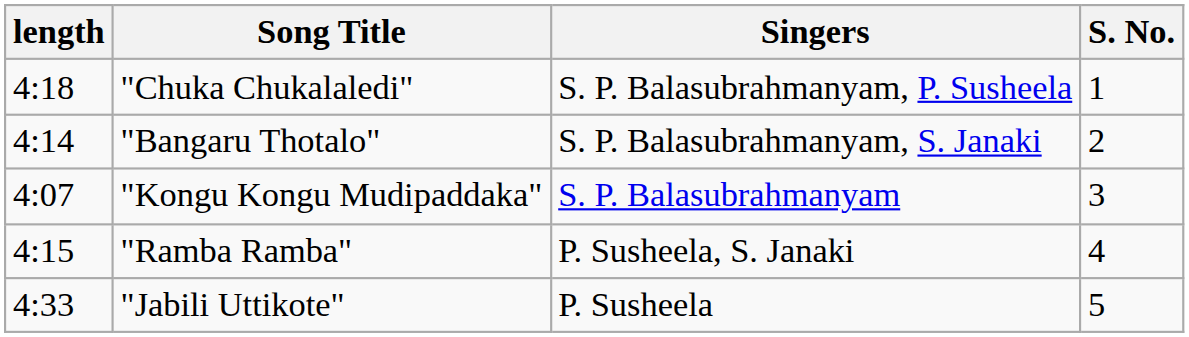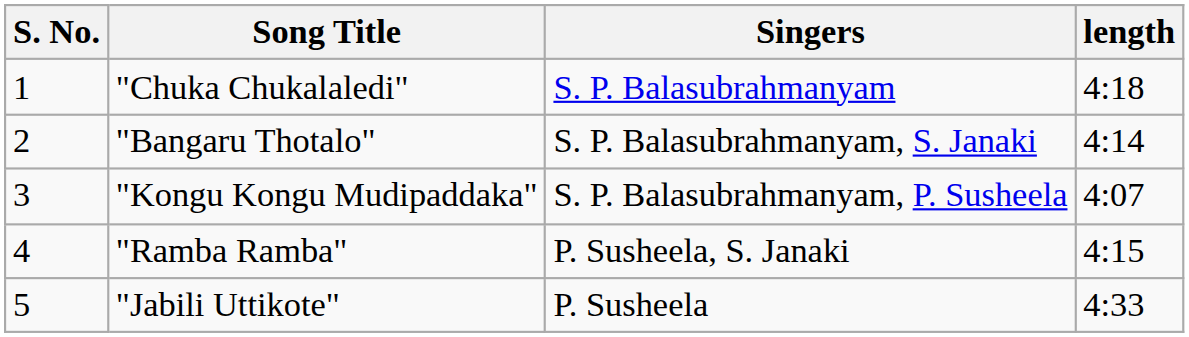columns swapped: (1132, 31) <-> (59, 31)
(815, 86) S. P. Balasubrahmanyam, P. Susheela -> (724, 86) S. P. Balasubrahmanyam
(729, 195) S. P. Balasubrahmanyam -> (810, 195) S. P. Balasubrahmanyam, P. Susheela
